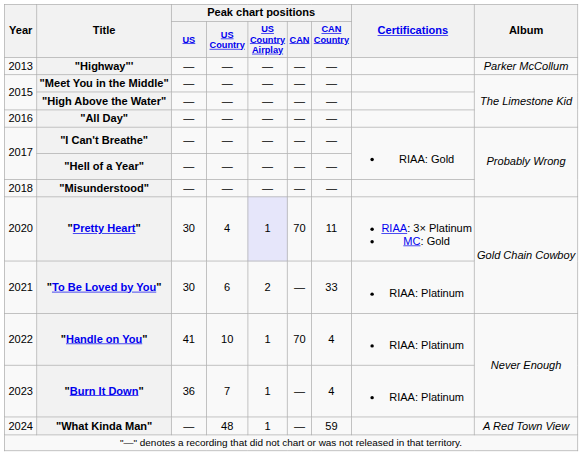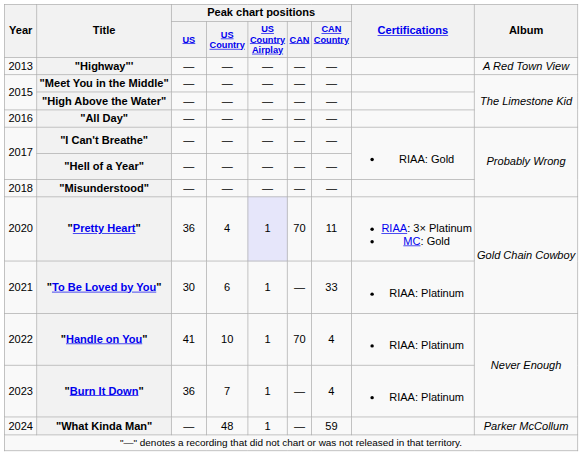(526, 66) Parker McCollum -> (526, 66) A Red Town View
(189, 229) 30 -> (189, 229) 36
(268, 287) 2 -> (268, 287) 1
(526, 426) A Red Town View -> (526, 426) Parker McCollum
